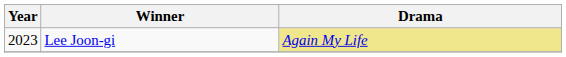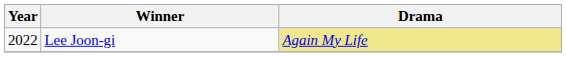(23, 39) 2023 -> (23, 39) 2022
